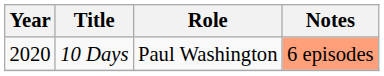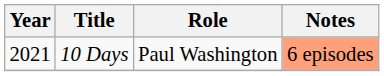(30, 53) 2020 -> (30, 53) 2021
